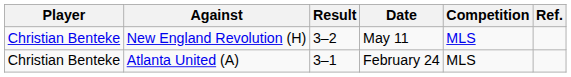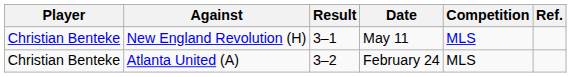(325, 38) 3–2 -> (325, 38) 3–1
(325, 60) 3–1 -> (325, 60) 3–2
